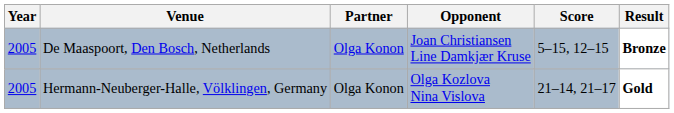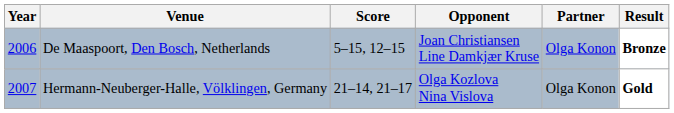columns swapped: (369, 16) <-> (577, 16)
(22, 48) 2005 -> (22, 48) 2006
(22, 88) 2005 -> (22, 88) 2007
